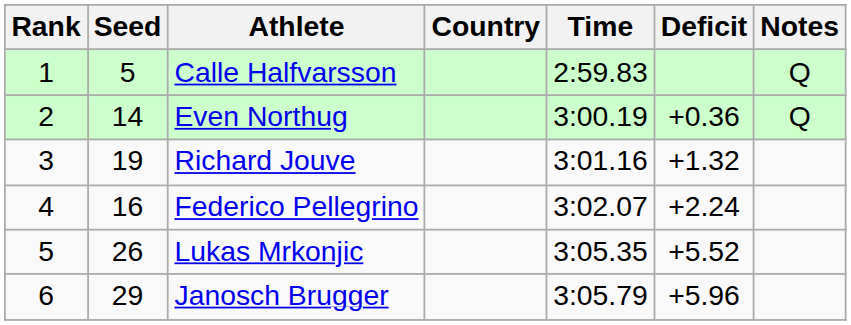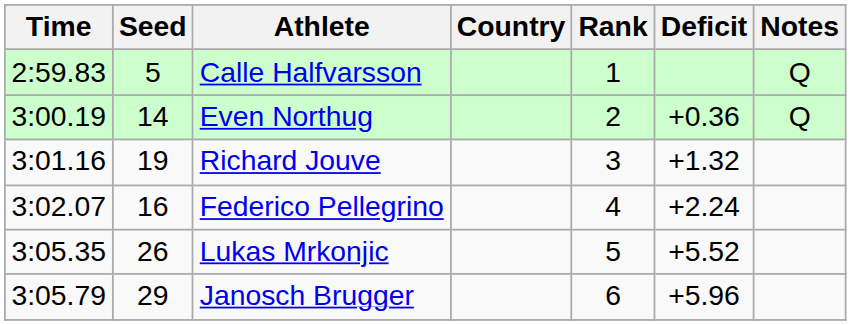columns swapped: (46, 26) <-> (600, 26)
